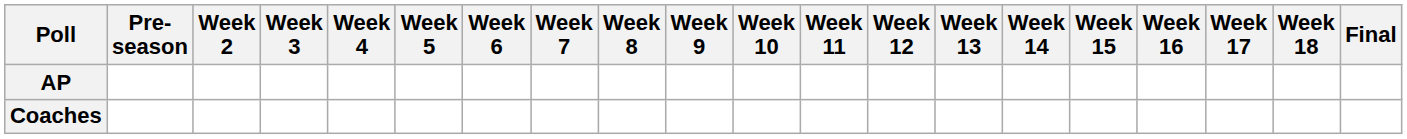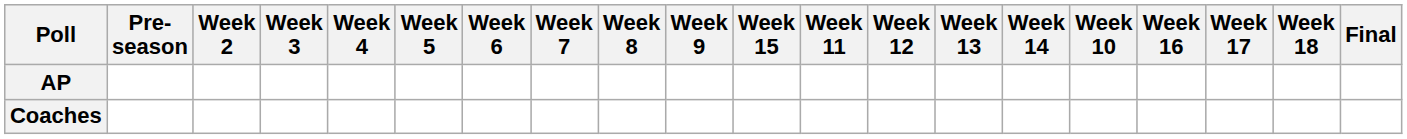columns swapped: (767, 35) <-> (1104, 35)
